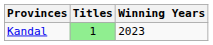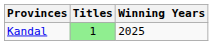(132, 32) 2023 -> (132, 32) 2025
